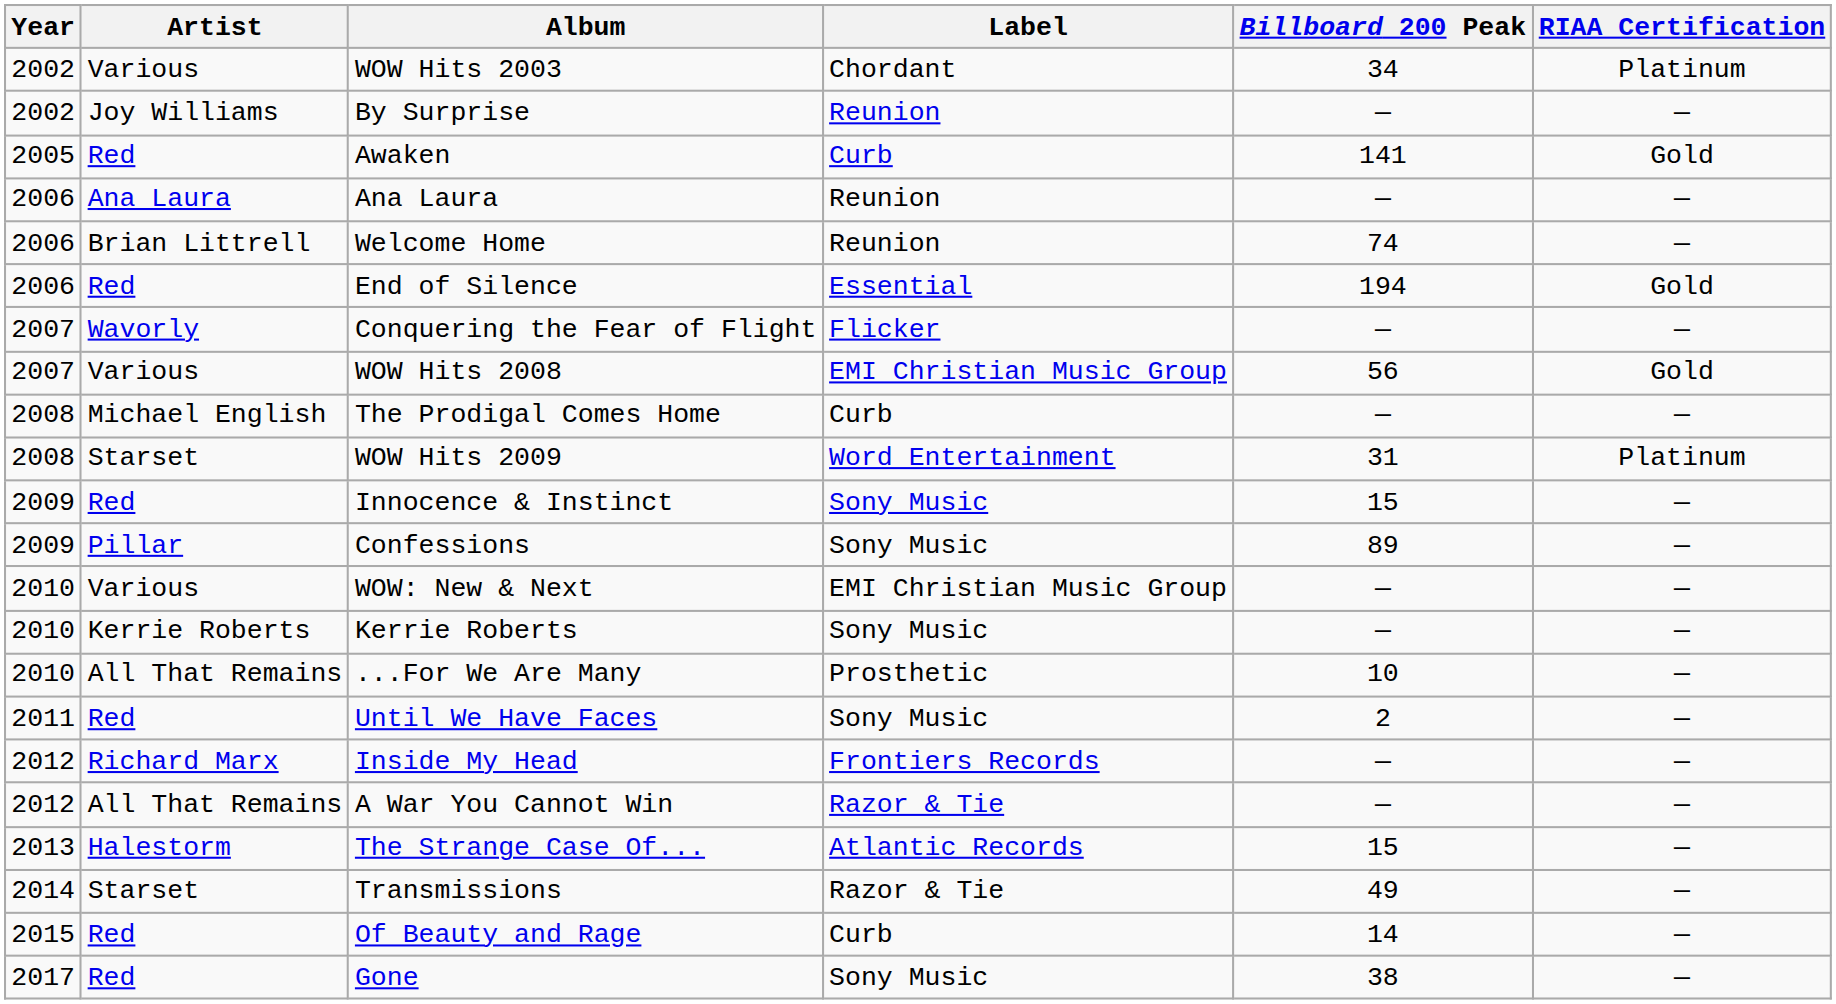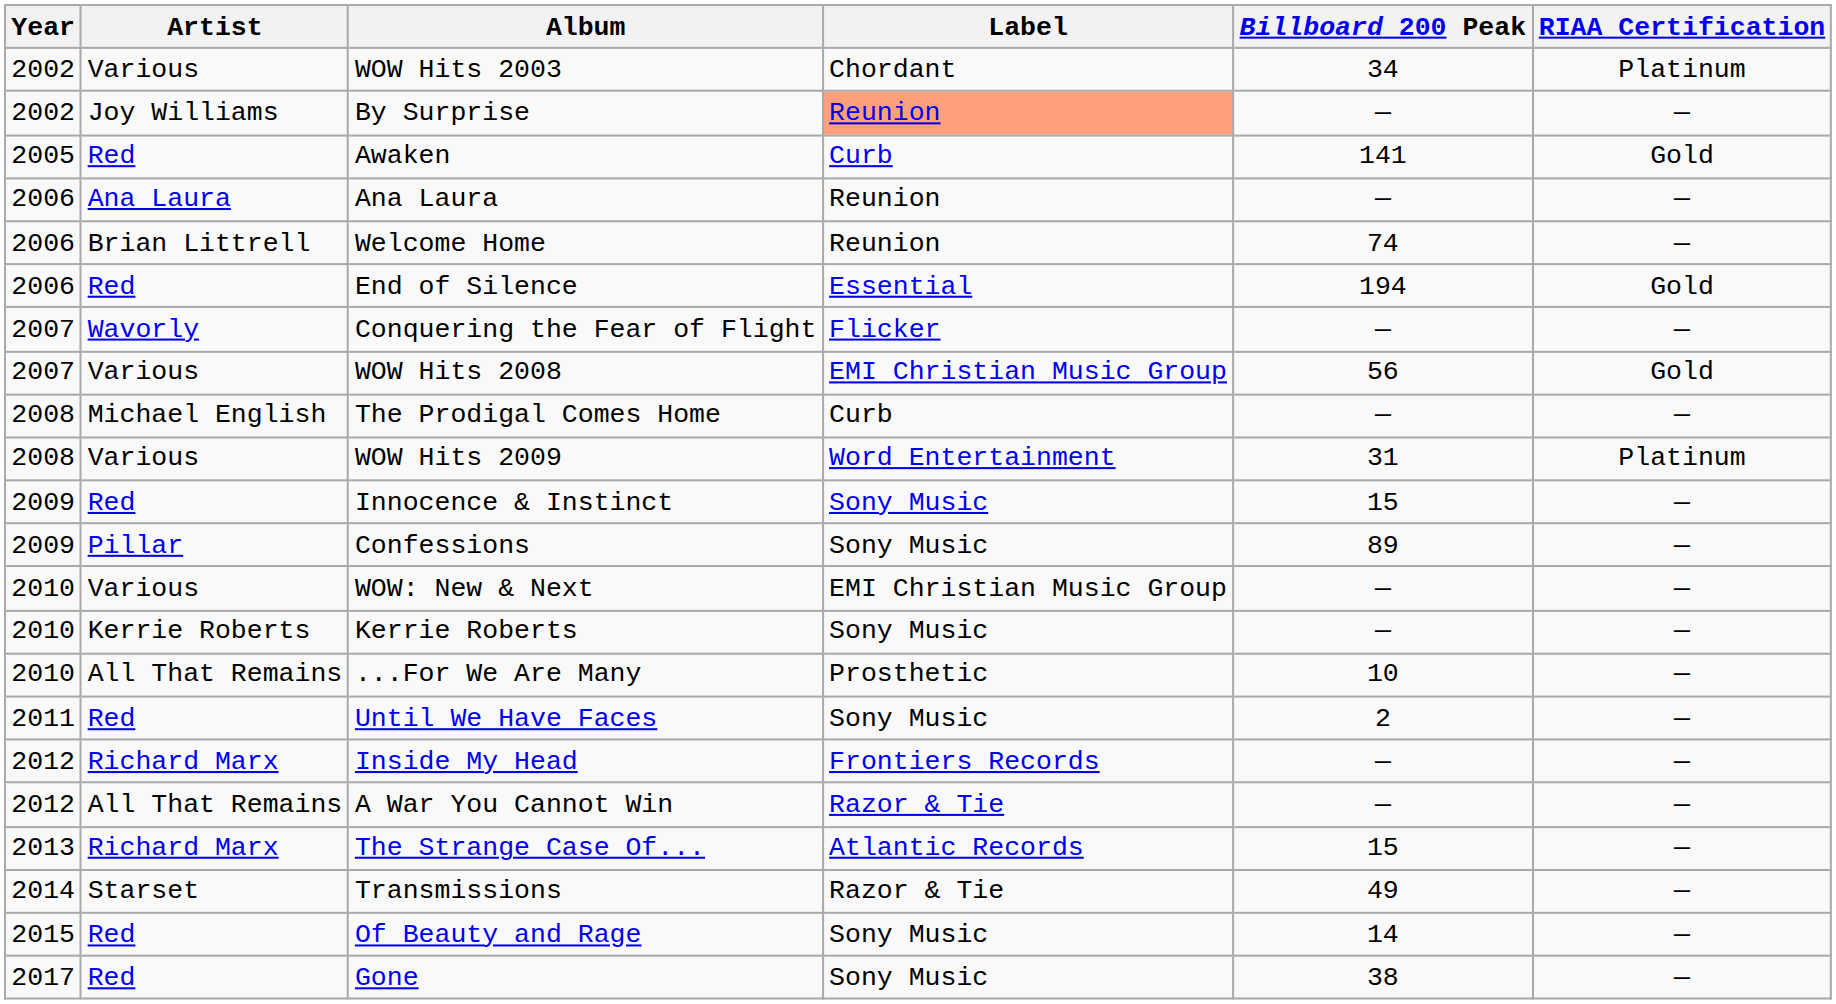(885, 113) no background -> (885, 113) lightsalmon background
(143, 459) Starset -> (143, 459) Various
(159, 848) Halestorm -> (183, 848) Richard Marx
(861, 934) Curb -> (909, 934) Sony Music
